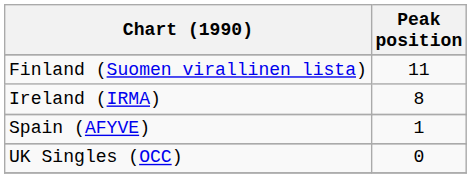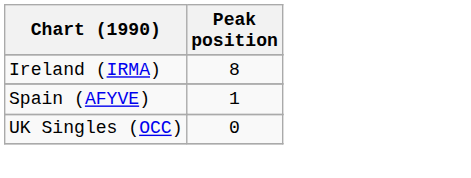- row: (188, 70)
